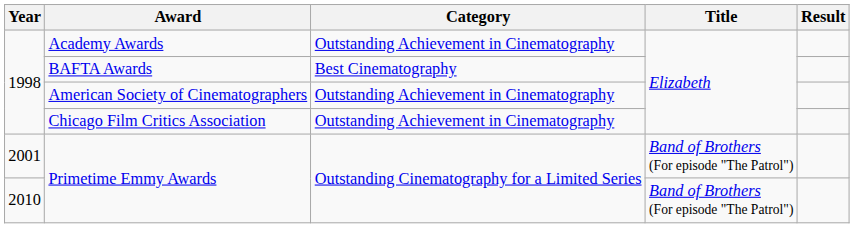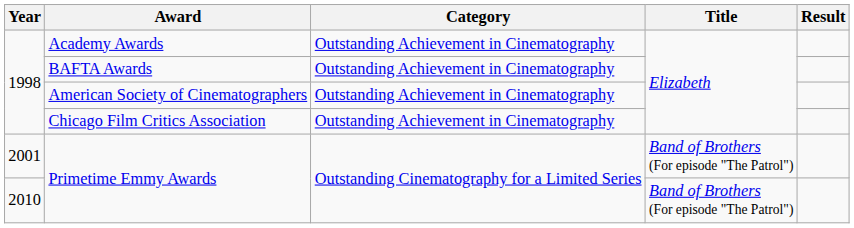(386, 69) Best Cinematography -> (465, 69) Outstanding Achievement in Cinematography
